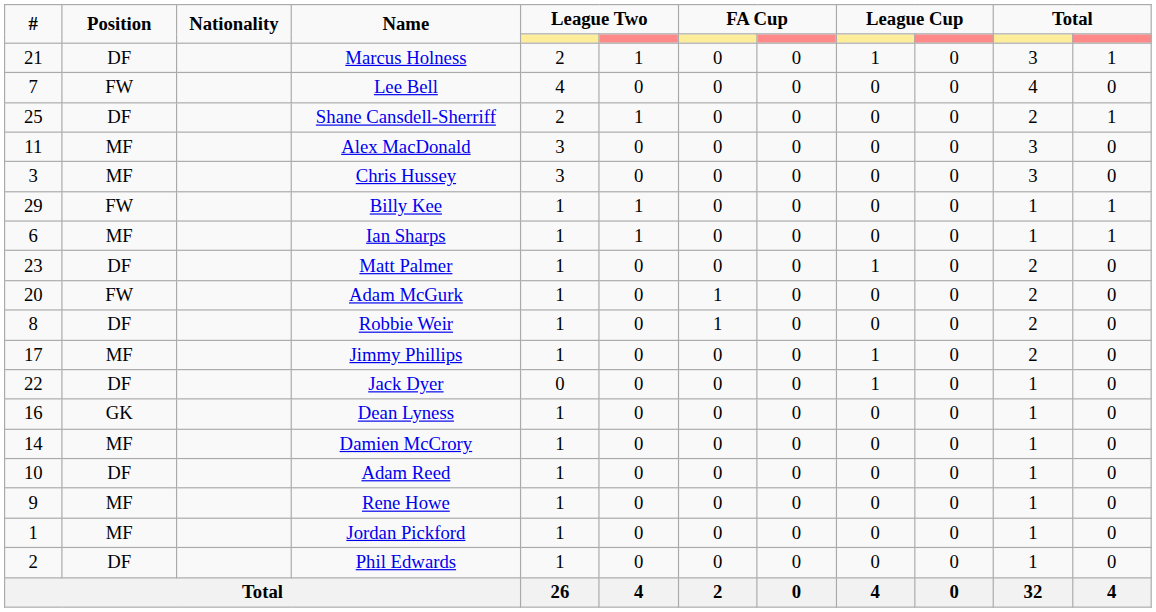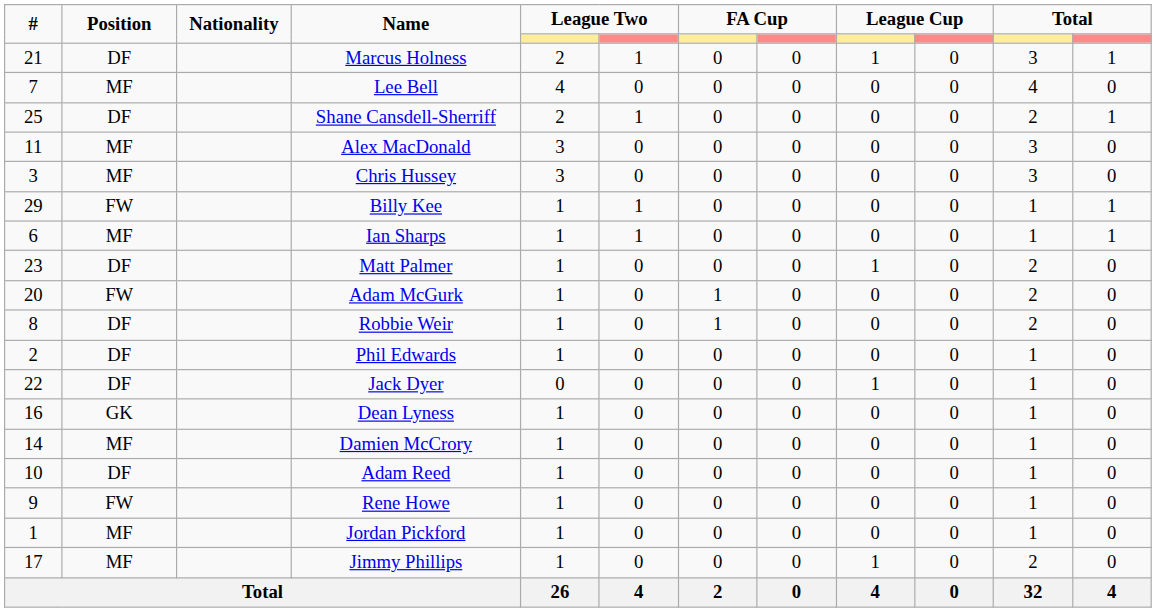(119, 87) FW -> (119, 87) MF
rows swapped: (406, 354) <-> (406, 562)
(119, 502) MF -> (119, 502) FW
